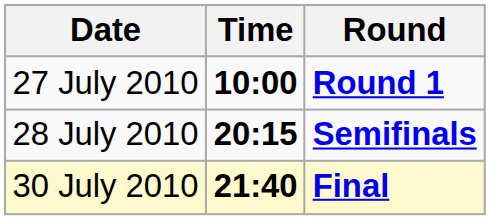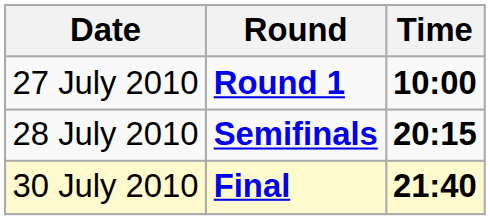columns swapped: (256, 30) <-> (395, 30)
